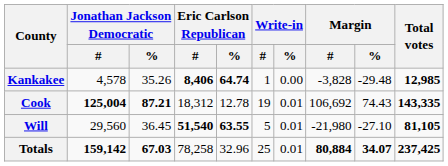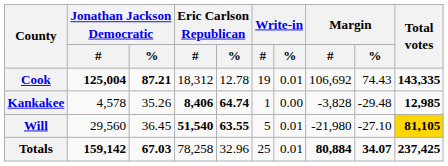rows swapped: (36, 103) <-> (36, 79)
(422, 126) no background -> (422, 126) gold background
